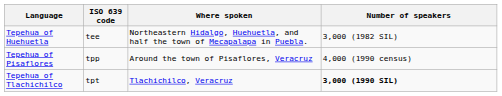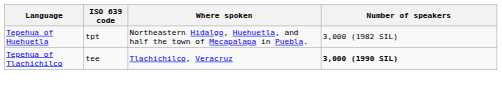(93, 37) tee -> (93, 37) tpt
- row: (30, 59)
(93, 80) tpt -> (93, 59) tee
